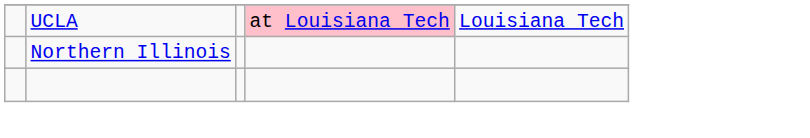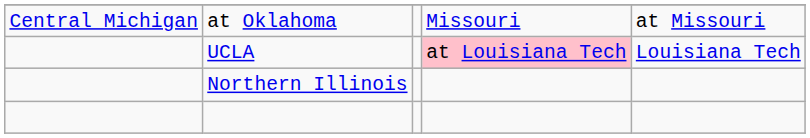+ row: (272, 21)
